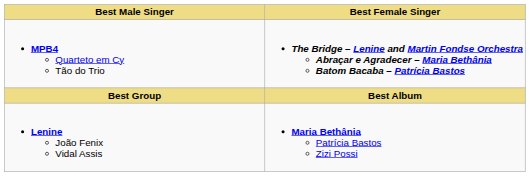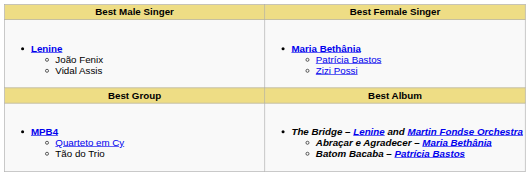rows swapped: (135, 143) <-> (135, 59)
